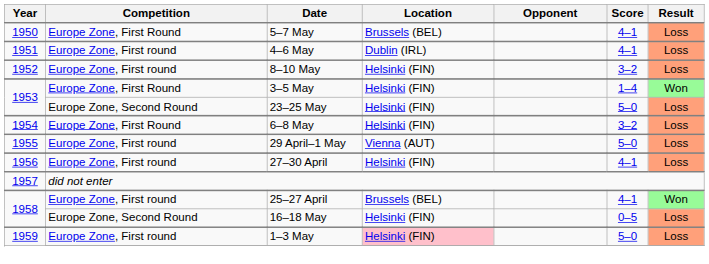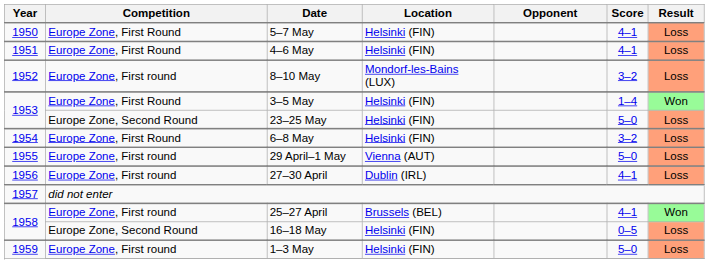(403, 32) Brussels (BEL) -> (400, 32) Helsinki (FIN)
(112, 51) Europe Zone, First round -> (115, 51) Europe Zone, First Round
(396, 51) Dublin (IRL) -> (400, 51) Helsinki (FIN)
(400, 69) Helsinki (FIN) -> (412, 76) Mondorf-les-Bains (LUX)
(400, 162) Helsinki (FIN) -> (396, 175) Dublin (IRL)
(400, 236) pink background -> (400, 249) no background
